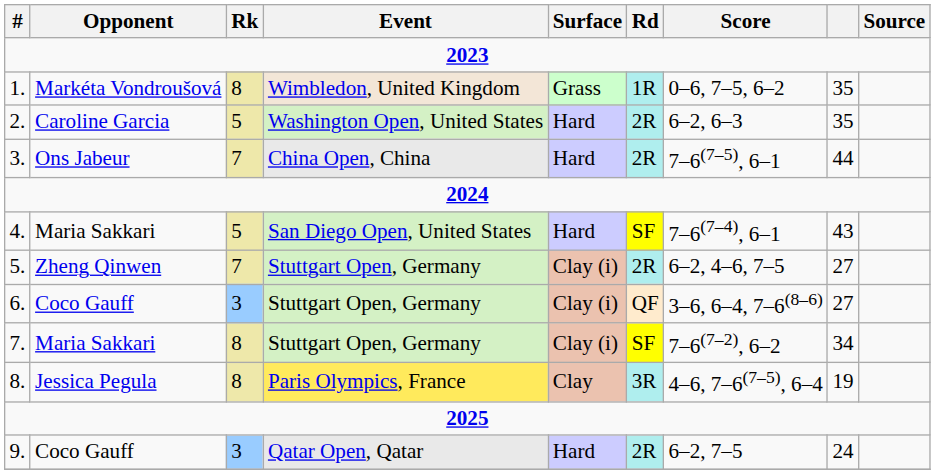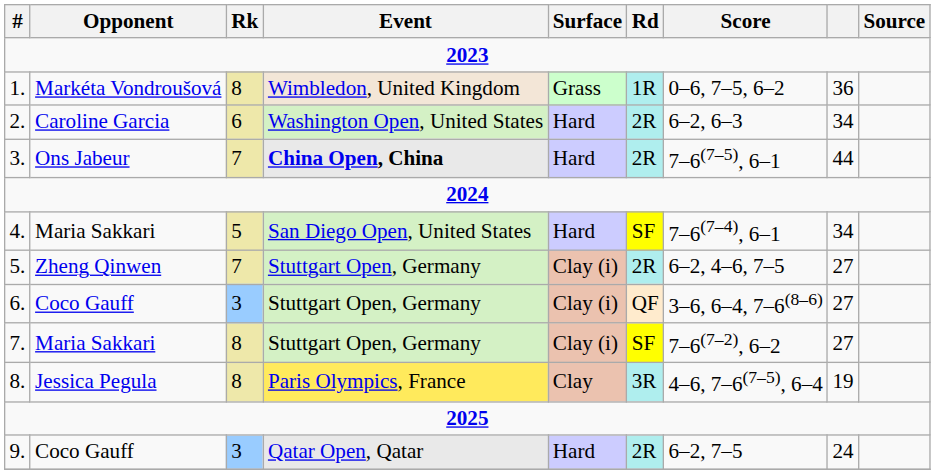(843, 88) 35 -> (843, 88) 36
(236, 121) 5 -> (236, 121) 6
(843, 121) 35 -> (843, 121) 34
(349, 158) normal -> (356, 158) bold
(843, 230) 43 -> (843, 230) 34
(843, 342) 34 -> (843, 342) 27
